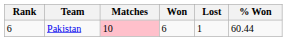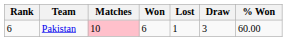+ column: (218, 12)
(242, 28) 60.44 -> (249, 28) 60.00
